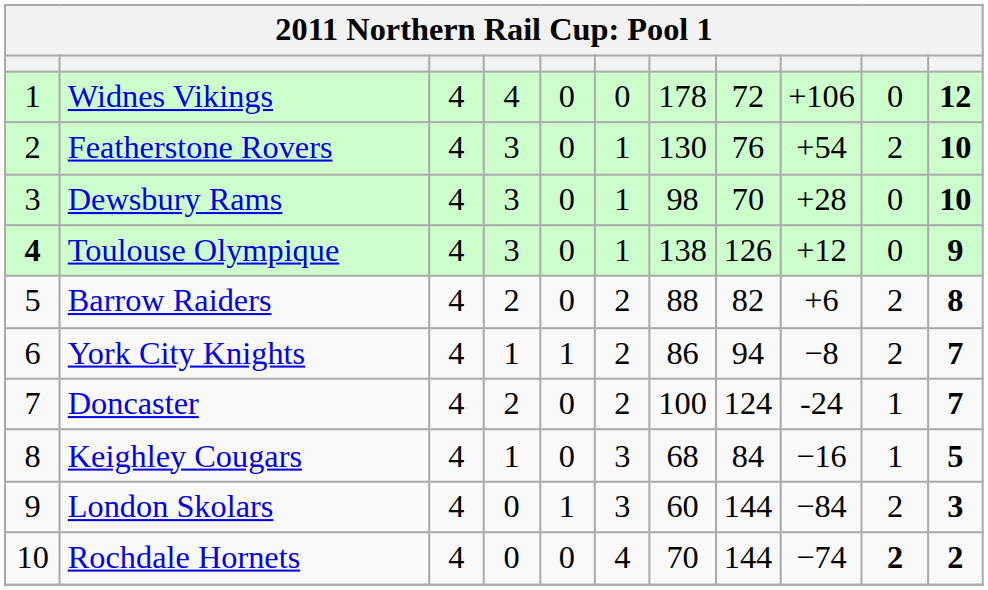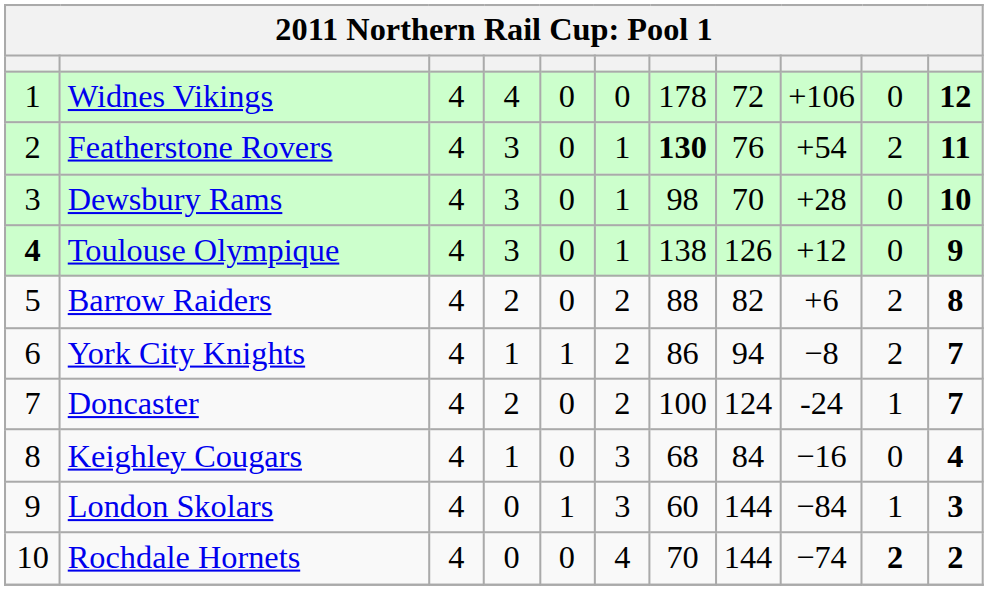(683, 147) normal -> (683, 147) bold
(955, 147) 10 -> (955, 147) 11
(895, 455) 1 -> (895, 455) 0
(955, 455) 5 -> (955, 455) 4
(895, 506) 2 -> (895, 506) 1
